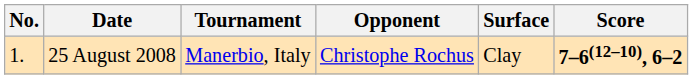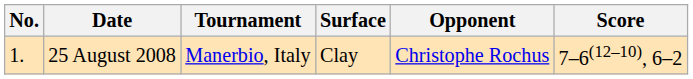columns swapped: (516, 20) <-> (397, 20)
(620, 55) bold -> (620, 55) normal
